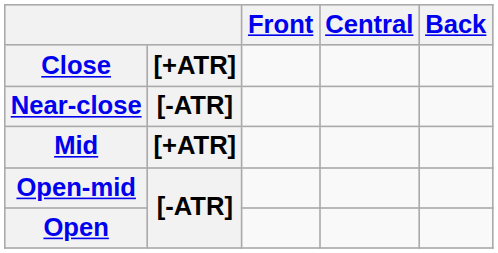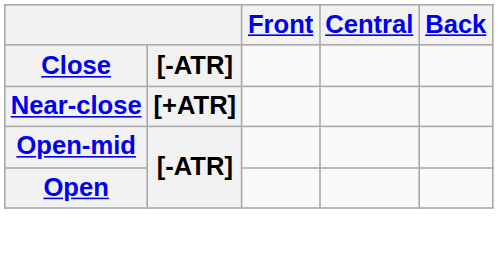(195, 65) [+ATR] -> (195, 65) [-ATR]
(195, 106) [-ATR] -> (195, 106) [+ATR]
- row: (76, 146)
